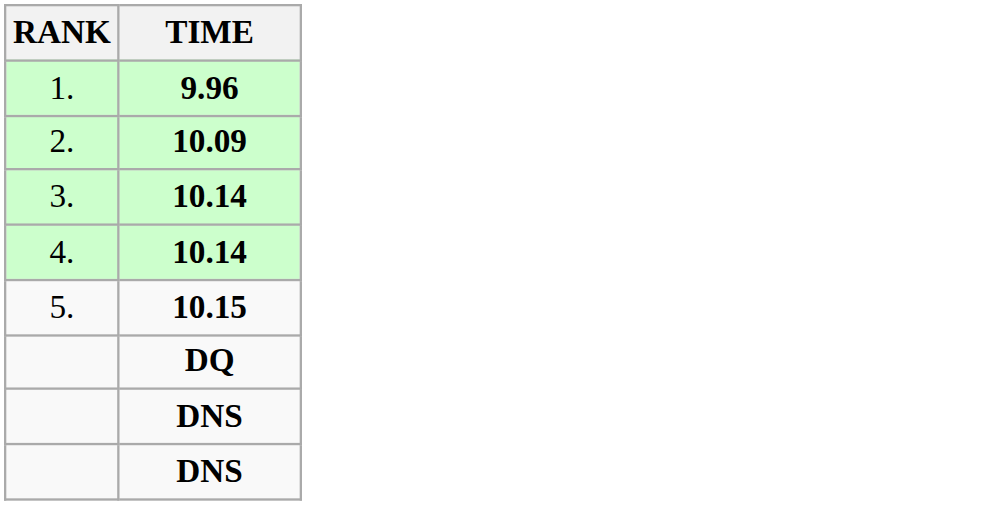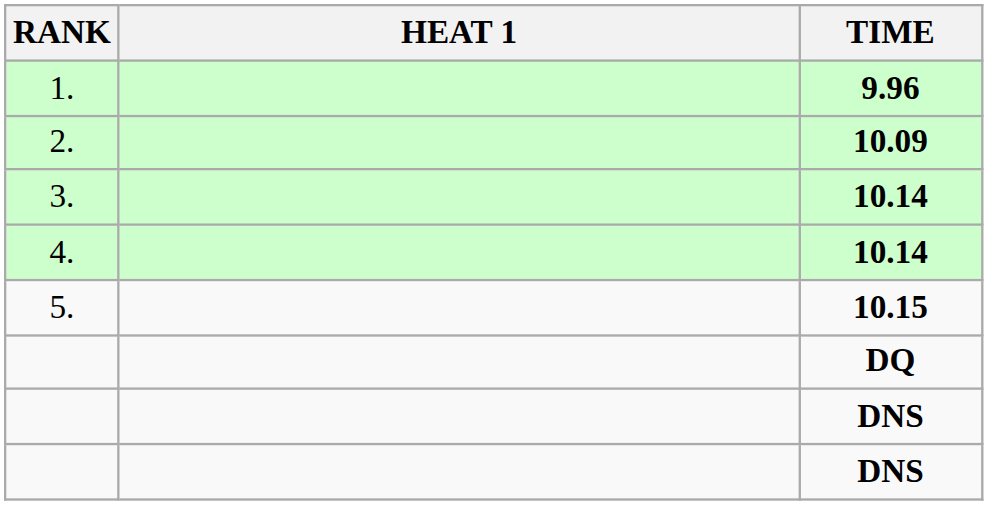+ column: (459, 32)
